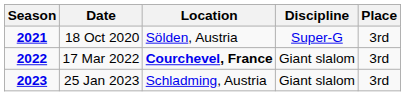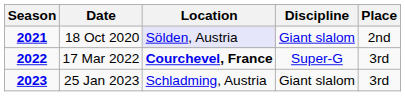(192, 37) no background -> (192, 37) lavender background
(317, 37) Super-G -> (317, 37) Giant slalom
(379, 37) 3rd -> (379, 37) 2nd
(317, 59) Giant slalom -> (317, 59) Super-G
